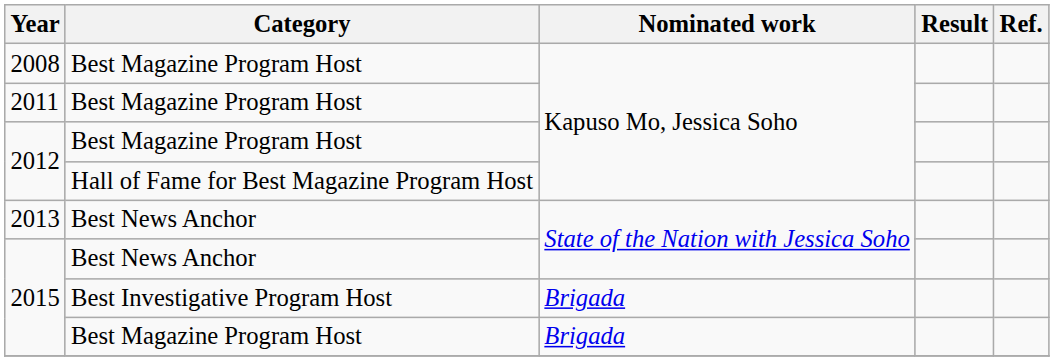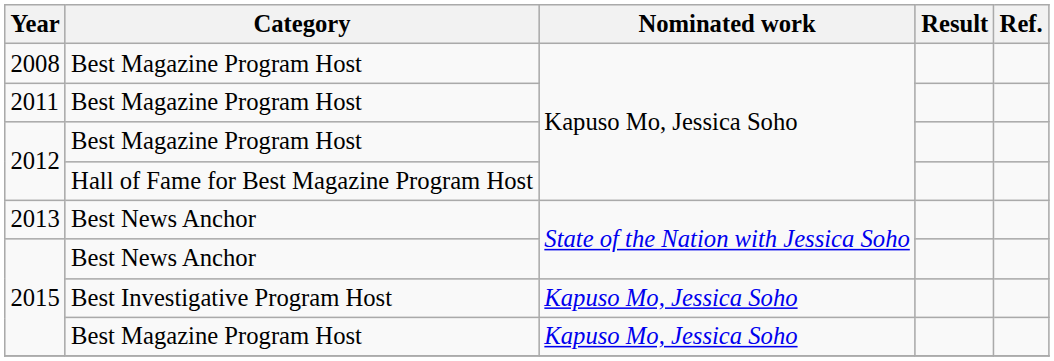(585, 297) Brigada -> (671, 297) Kapuso Mo, Jessica Soho
(585, 336) Brigada -> (671, 336) Kapuso Mo, Jessica Soho
